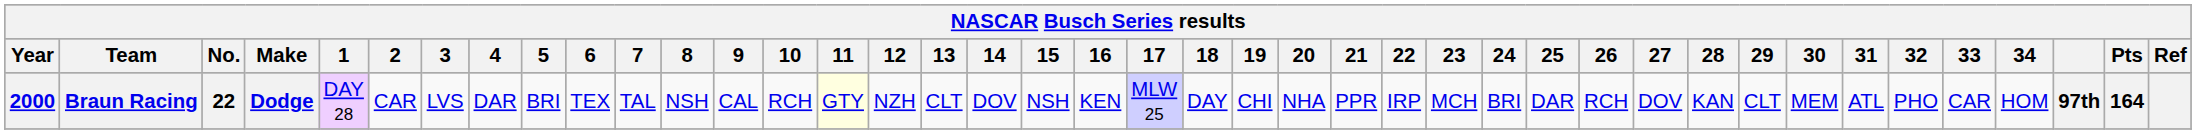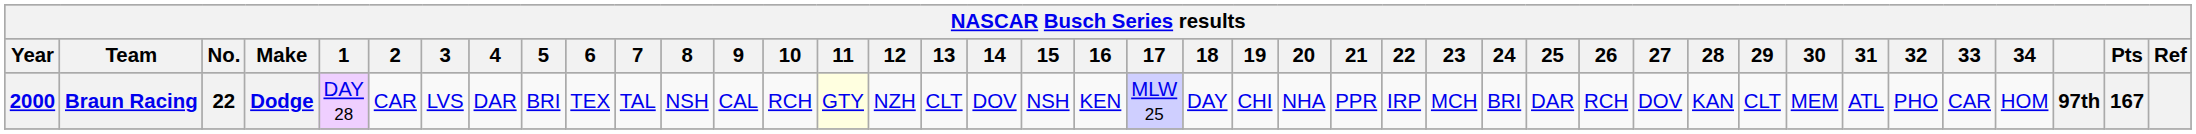(2127, 101) 164 -> (2127, 101) 167
